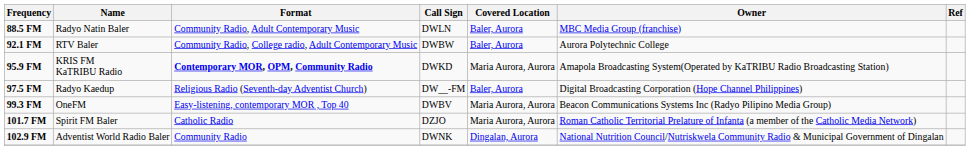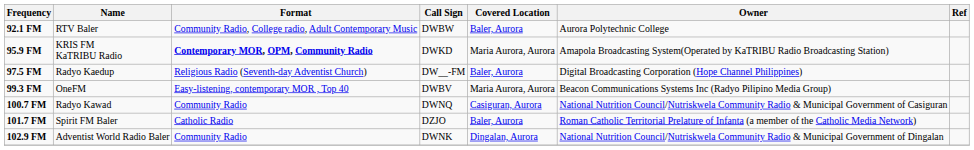- row: (24, 29)
+ row: (26, 105)
(512, 121) Maria Aurora, Aurora -> (496, 121) Baler, Aurora
